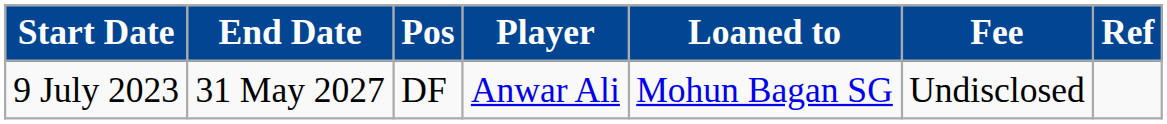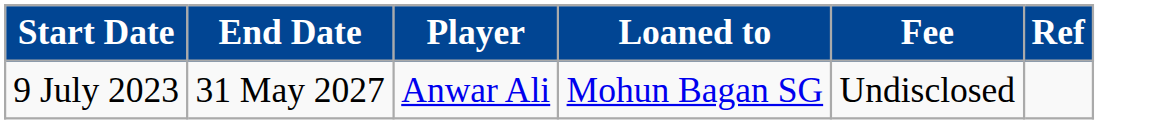- column: (428, 32)
